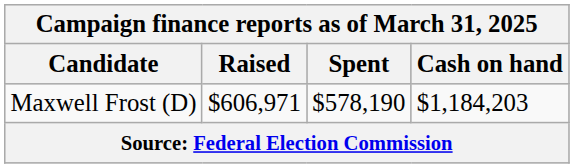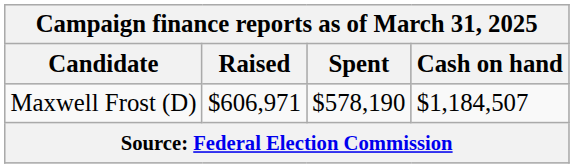(473, 102) $1,184,203 -> (473, 102) $1,184,507
